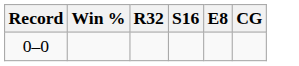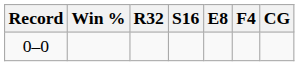+ column: (246, 18)
